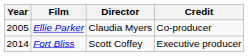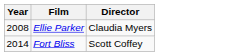- column: (199, 12)
(18, 28) 2005 -> (18, 28) 2008
